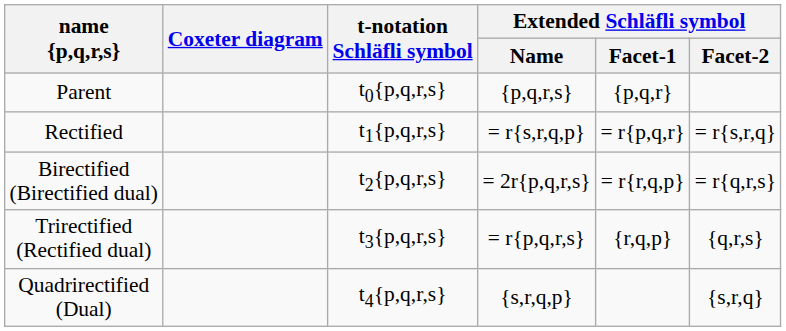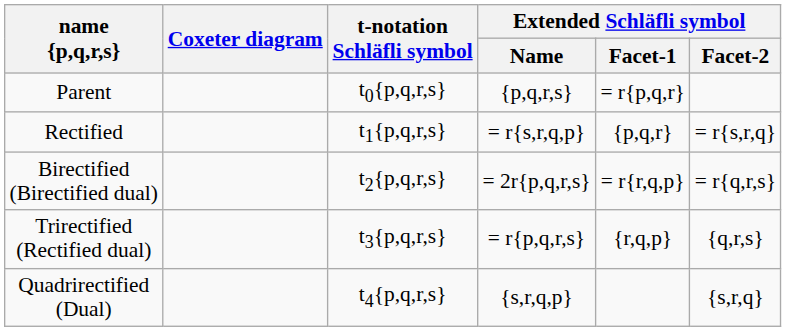(643, 92) {p,q,r} -> (643, 92) = r{p,q,r}
(643, 131) = r{p,q,r} -> (643, 131) {p,q,r}
